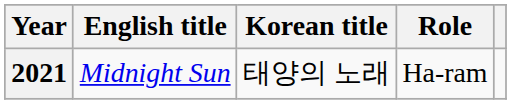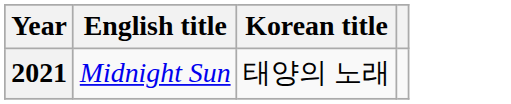- column: (445, 26)
